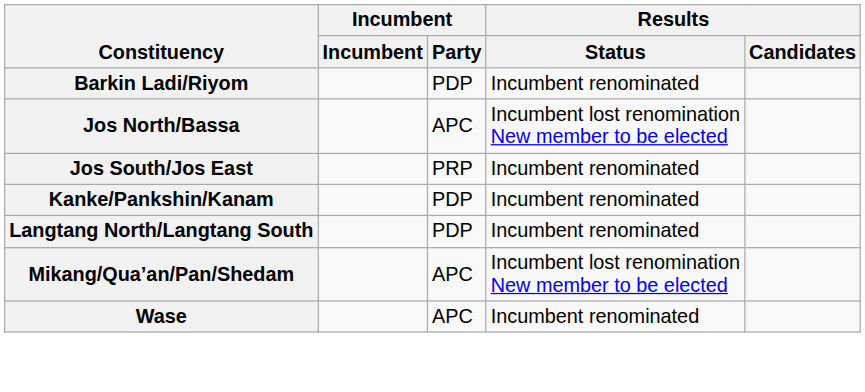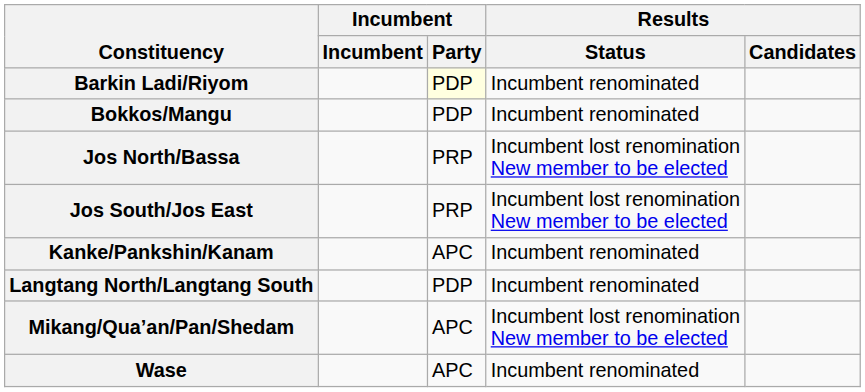(452, 83) no background -> (452, 83) lightyellow background
+ row: (161, 114)
(452, 125) APC -> (452, 157) PRP
(595, 168) Incumbent renominated -> (615, 211) Incumbent lost renomination New member to be elected
(452, 199) PDP -> (452, 253) APC
